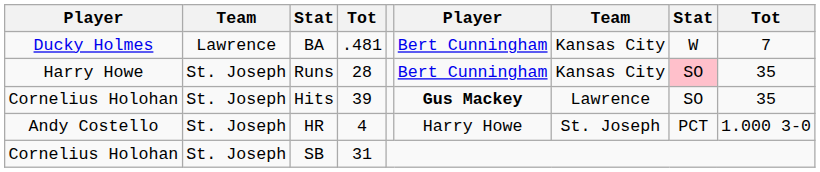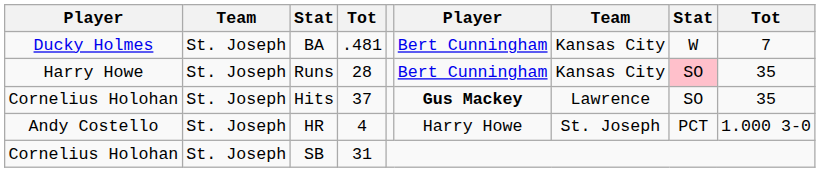(236, 45) Lawrence -> (236, 45) St. Joseph
(362, 100) 39 -> (362, 100) 37
